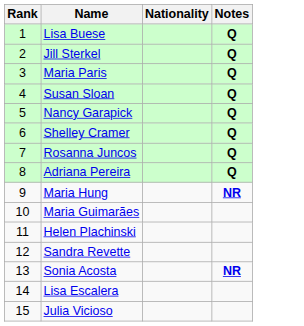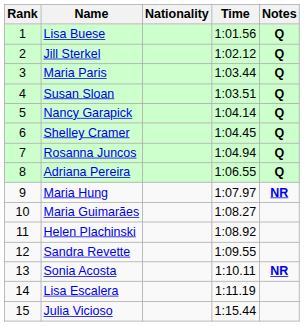+ column: (235, 14)
